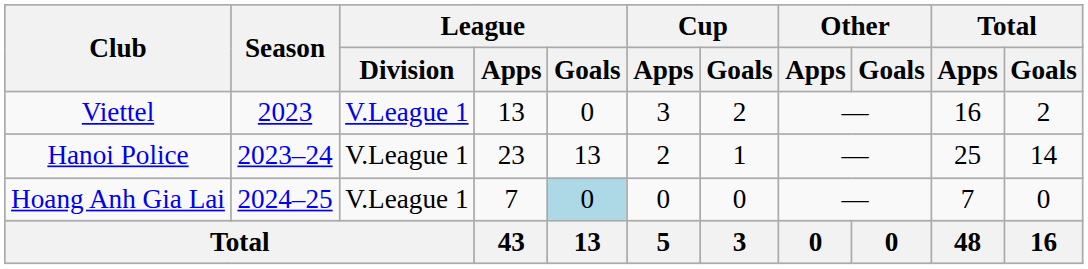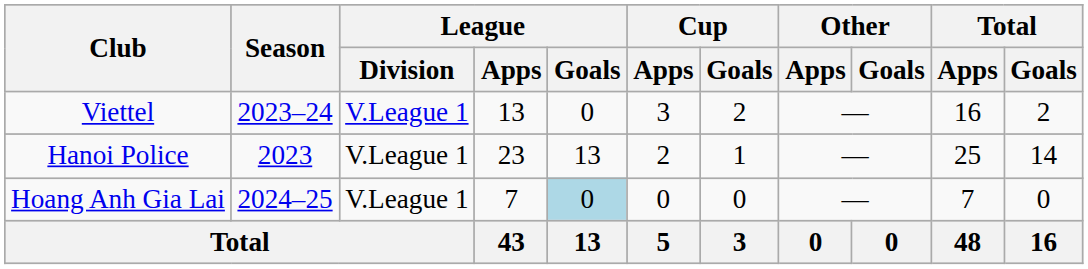(285, 112) 2023 -> (285, 112) 2023–24
(285, 155) 2023–24 -> (285, 155) 2023
